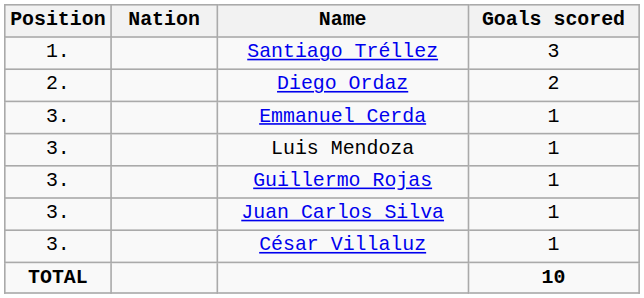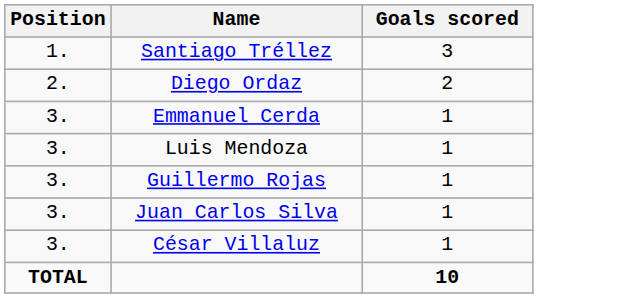- column: (164, 21)
